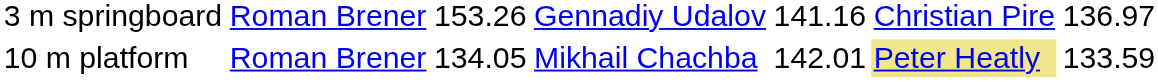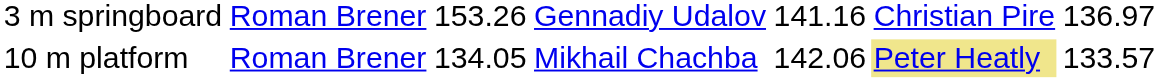(820, 57) 142.01 -> (820, 57) 142.06
(1109, 57) 133.59 -> (1109, 57) 133.57
